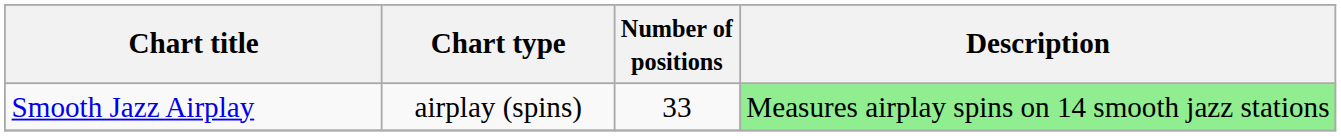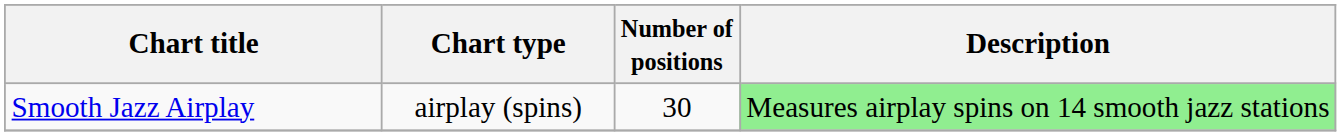(677, 106) 33 -> (677, 106) 30
